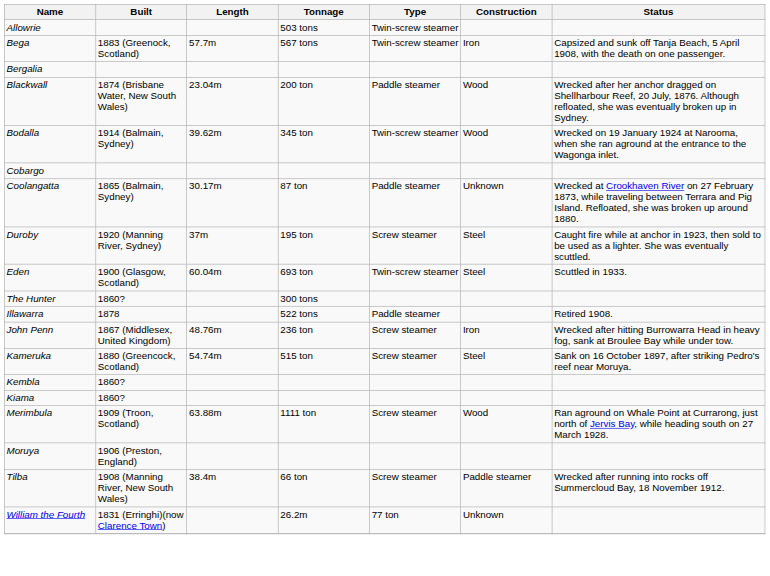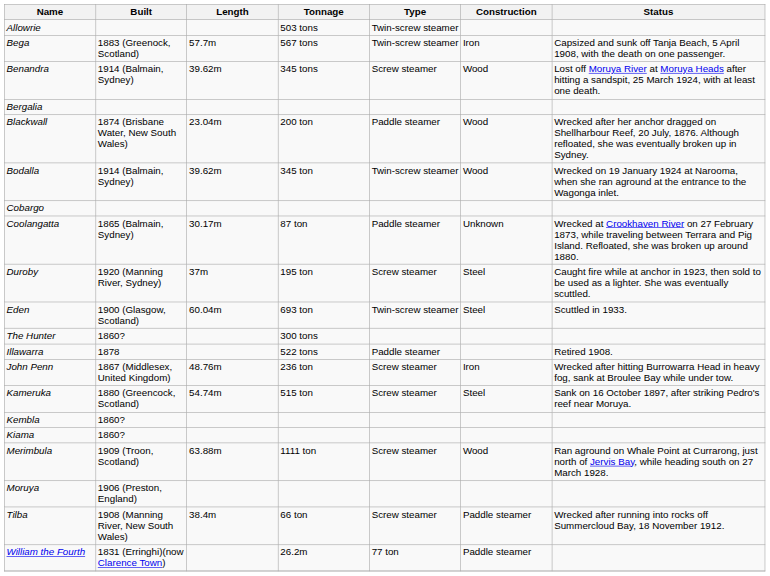+ row: (28, 69)
(483, 514) Unknown -> (497, 552) Paddle steamer
